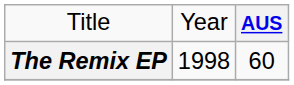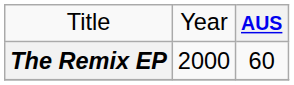(204, 60) 1998 -> (204, 60) 2000
